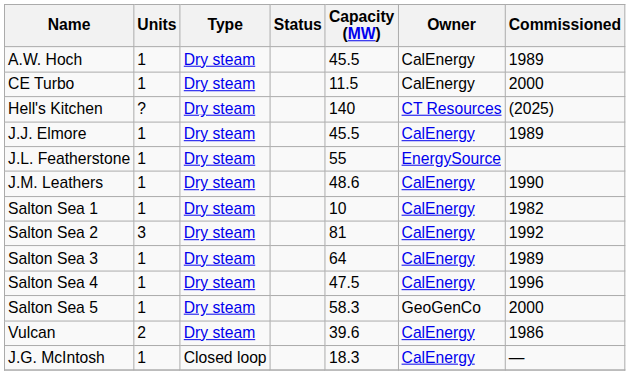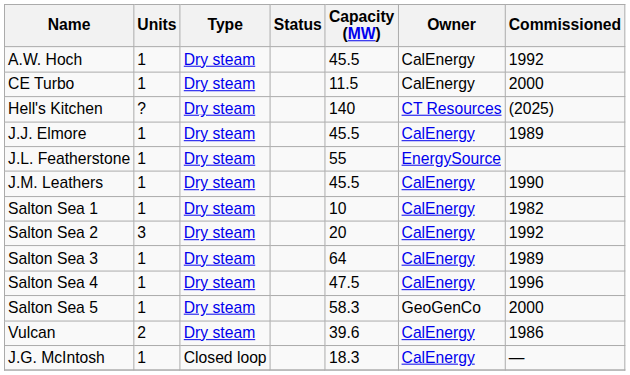(526, 59) 1989 -> (526, 59) 1992
(344, 183) 48.6 -> (344, 183) 45.5
(338, 233) 81 -> (338, 233) 20
